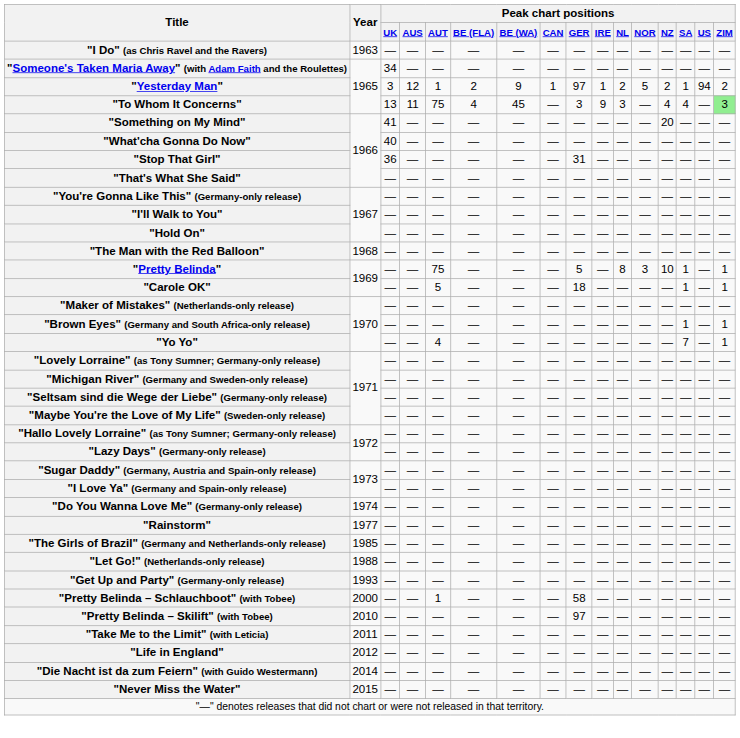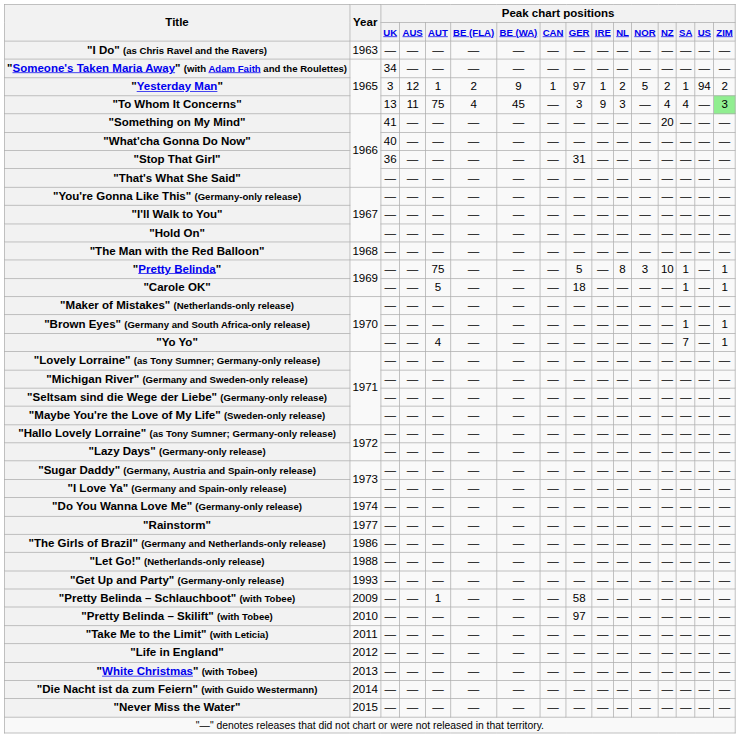(365, 543) 1985 -> (365, 543) 1986
(365, 598) 2000 -> (365, 598) 2009
+ row: (177, 671)
